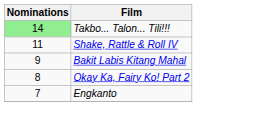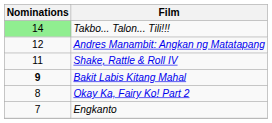+ row: (169, 45)
(38, 61) normal -> (38, 77) bold
